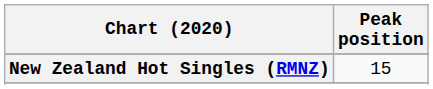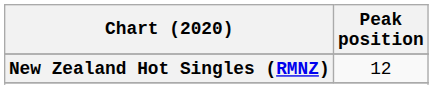(381, 69) 15 -> (381, 69) 12
